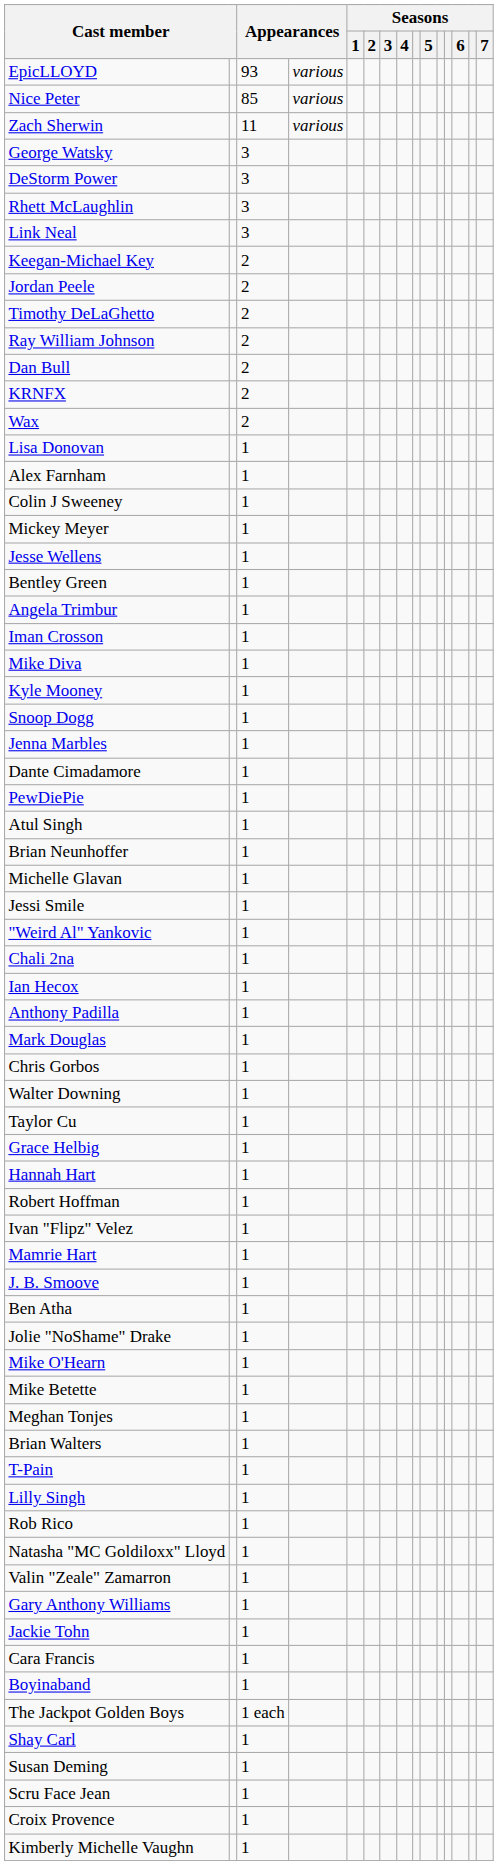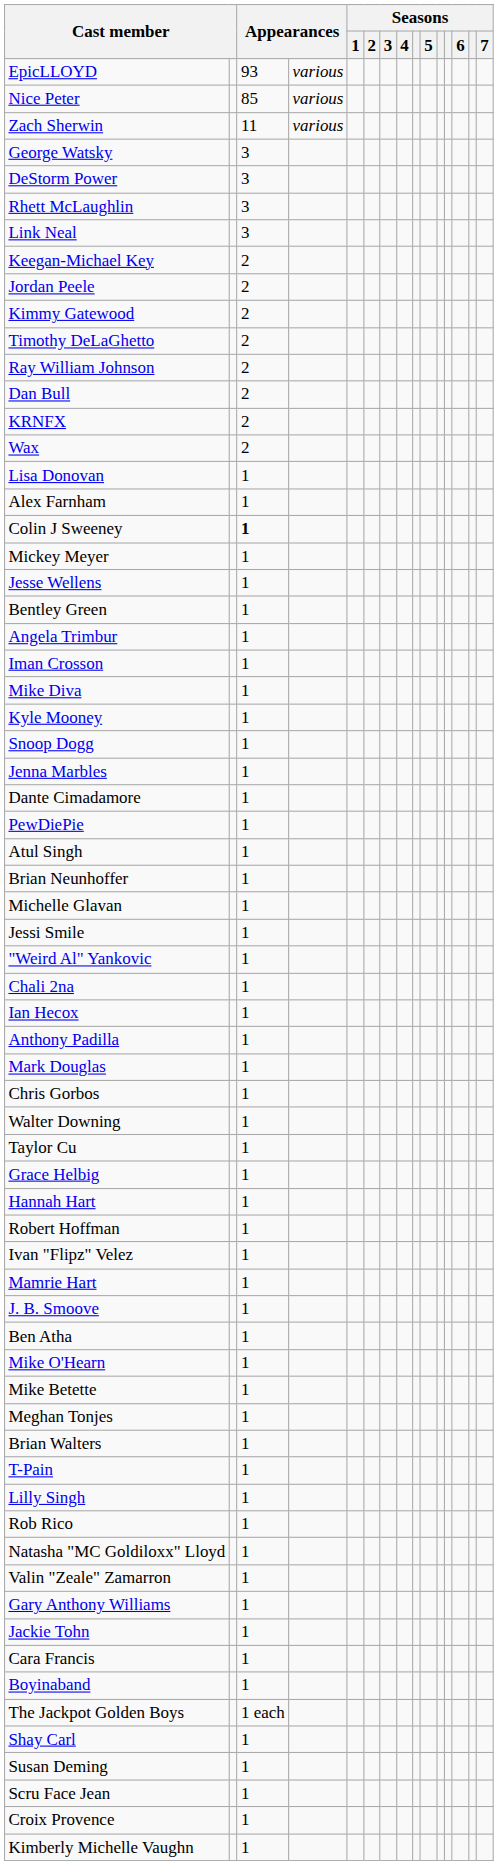+ row: (71, 313)
(245, 502) normal -> (245, 529) bold
- row: (90, 1335)
